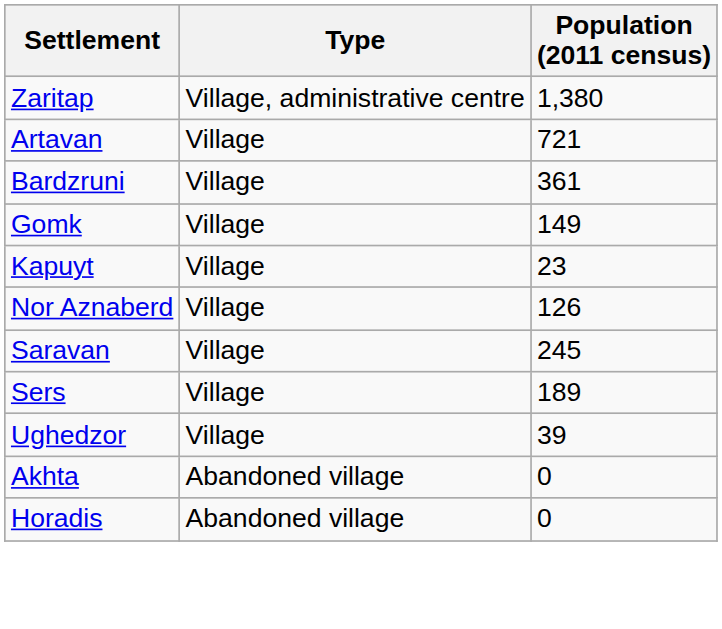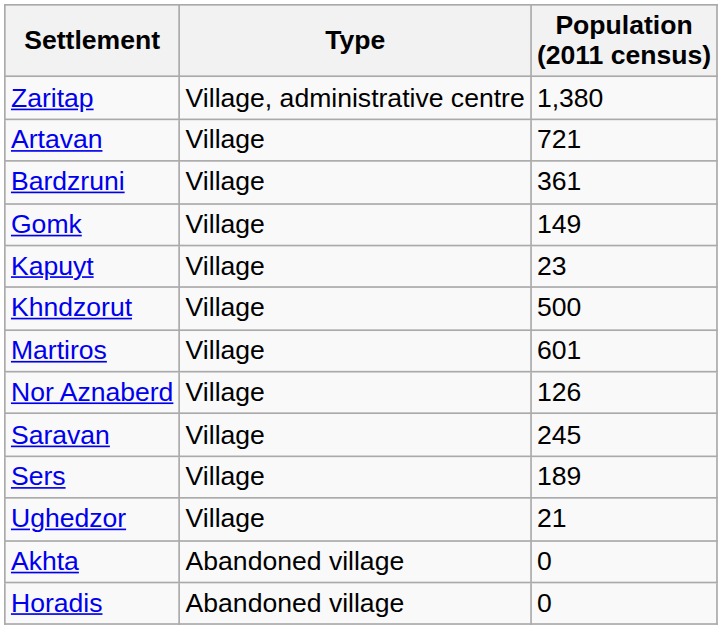+ row: (71, 308)
+ row: (59, 350)
(552, 434) 39 -> (552, 518) 21
